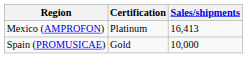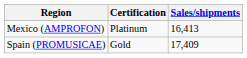(185, 45) 10,000 -> (185, 45) 17,409
